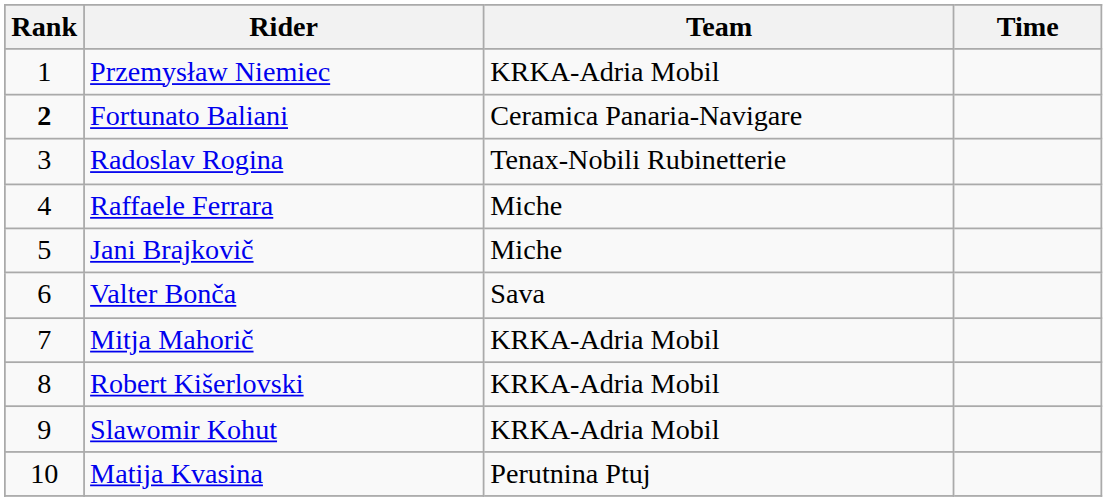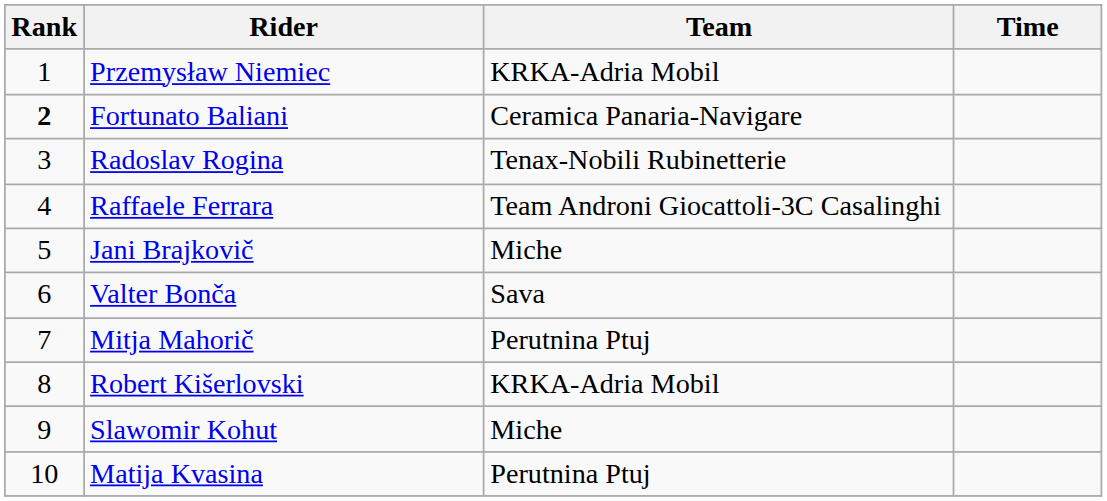(526, 205) Miche -> (716, 205) Team Androni Giocattoli-3C Casalinghi
(605, 339) KRKA-Adria Mobil -> (570, 339) Perutnina Ptuj
(605, 428) KRKA-Adria Mobil -> (526, 428) Miche
